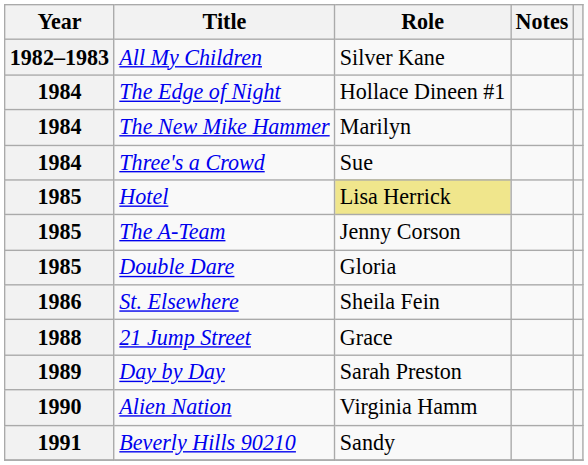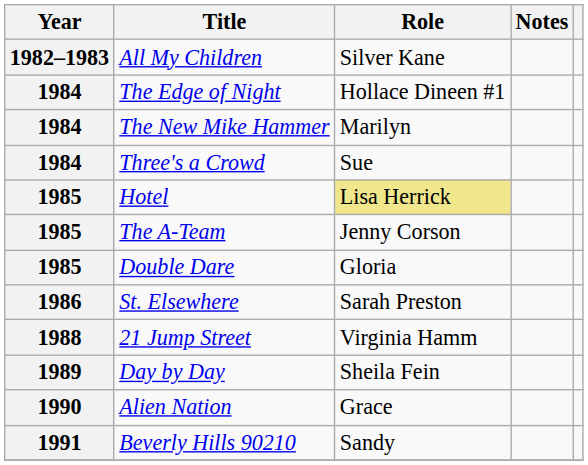(390, 302) Sheila Fein -> (401, 302) Sarah Preston
(366, 337) Grace -> (409, 337) Virginia Hamm
(401, 372) Sarah Preston -> (390, 372) Sheila Fein
(409, 407) Virginia Hamm -> (366, 407) Grace
